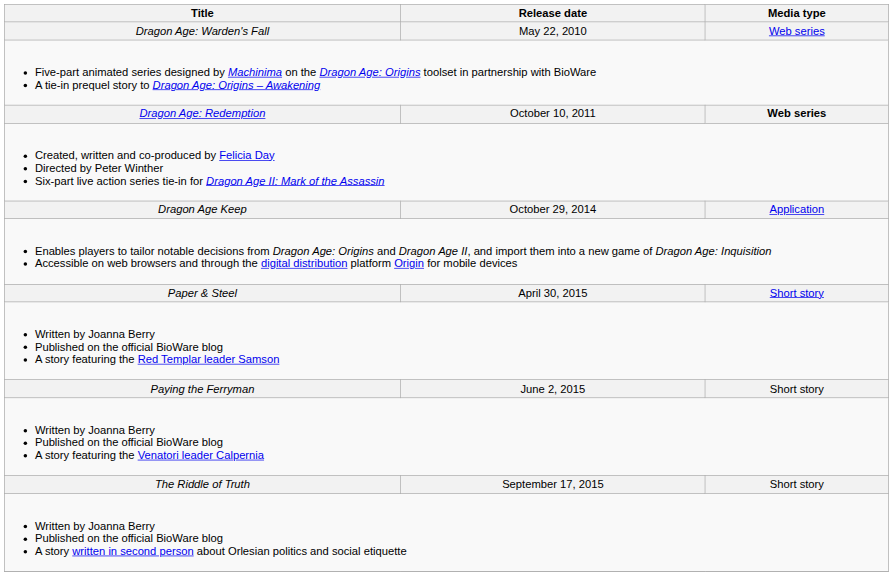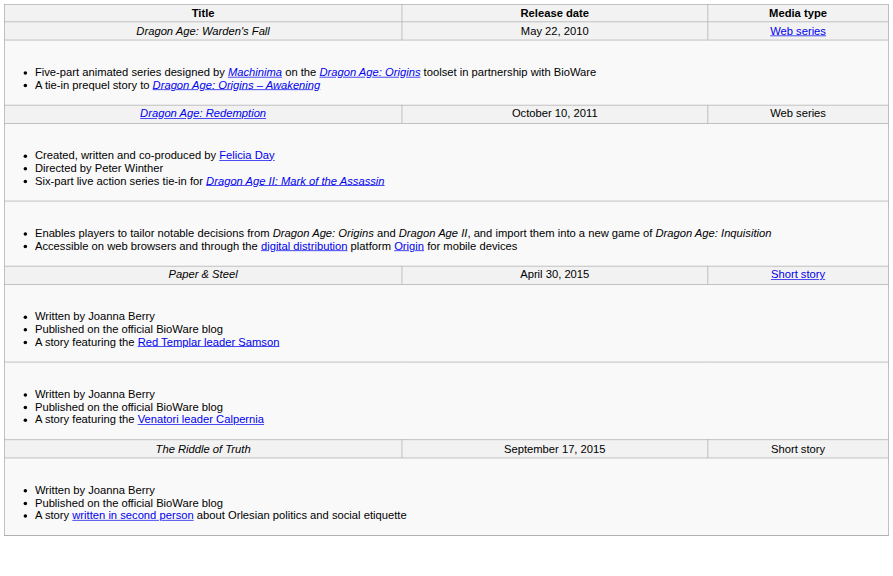(797, 114) bold -> (798, 114) normal
- row: (202, 209)
- row: (202, 388)
